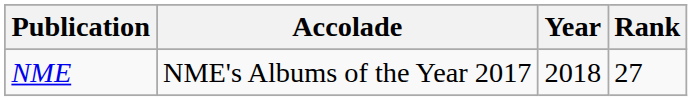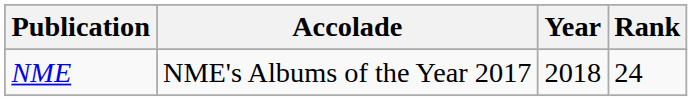(628, 71) 27 -> (628, 71) 24
